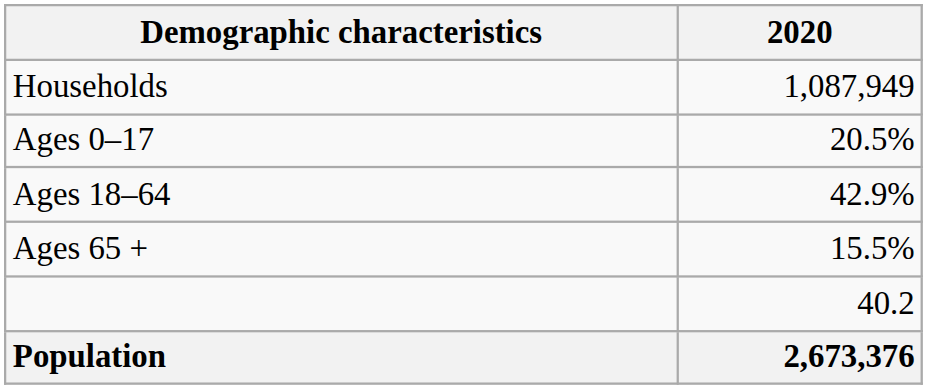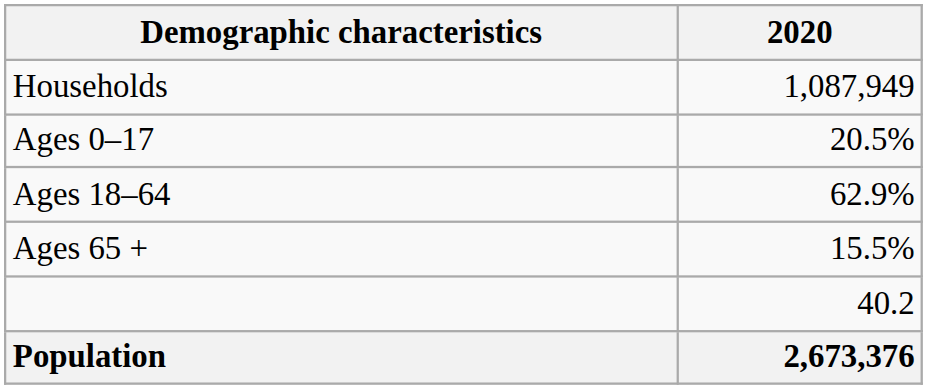(872, 194) 42.9% -> (872, 194) 62.9%
